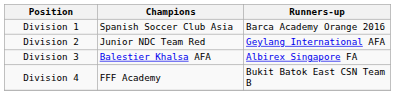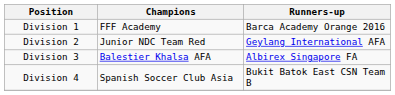(166, 27) Spanish Soccer Club Asia -> (130, 27) FFF Academy
(130, 77) FFF Academy -> (166, 77) Spanish Soccer Club Asia
